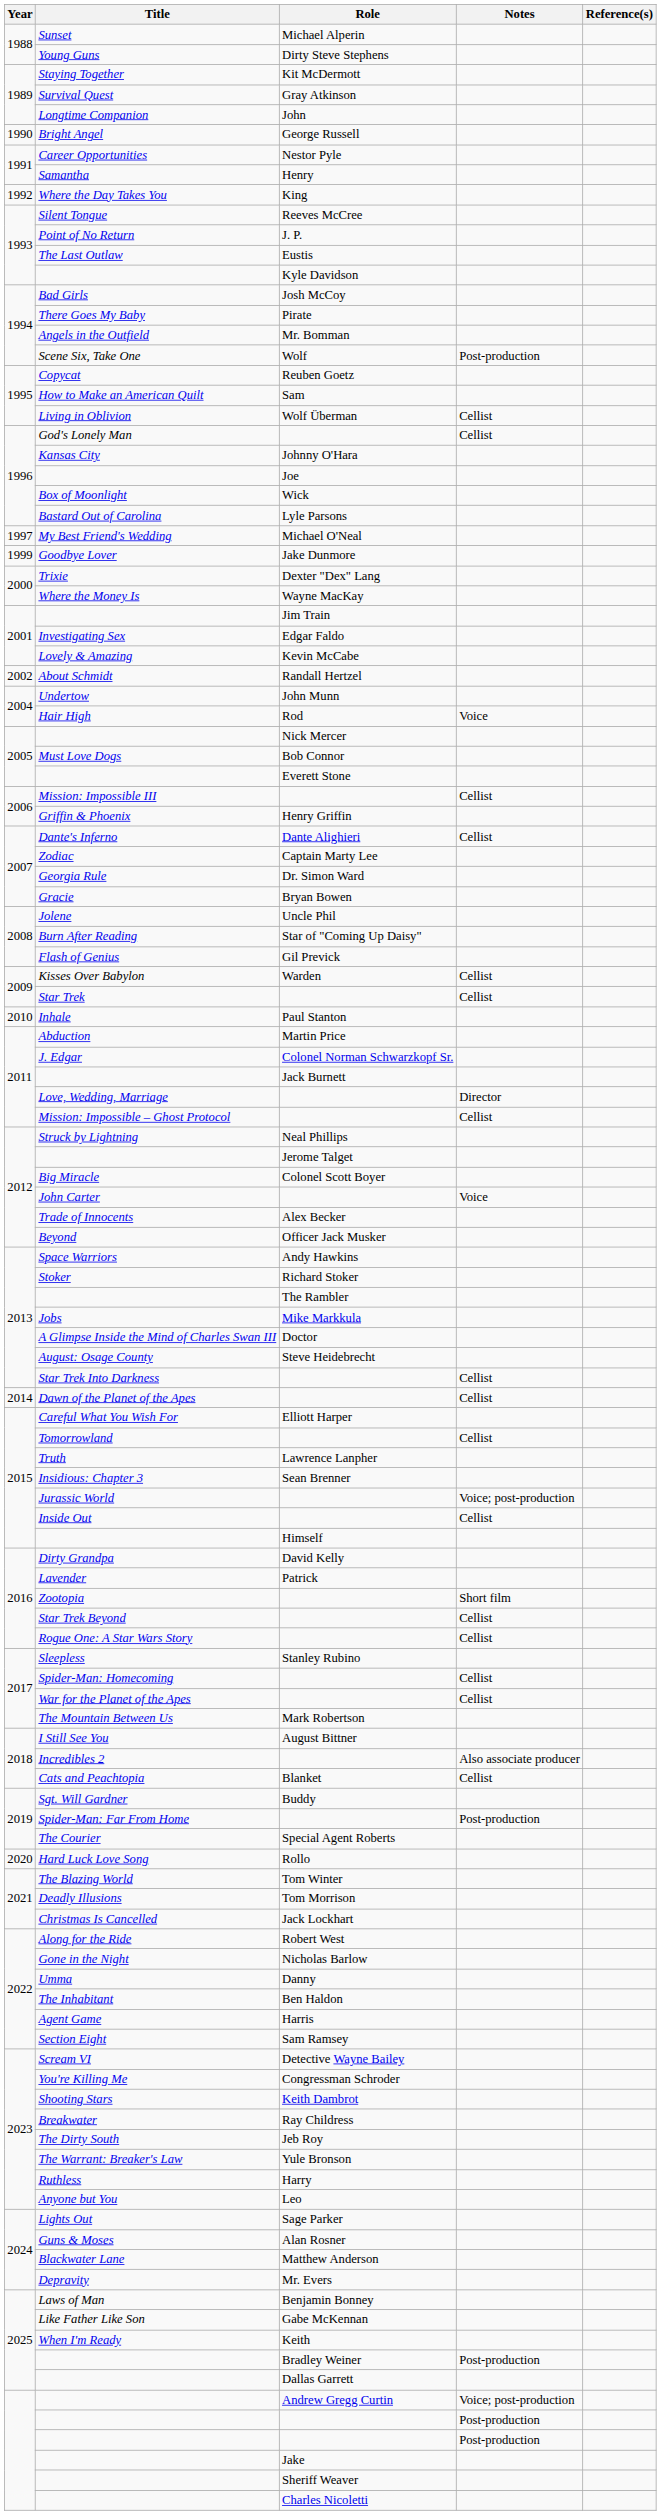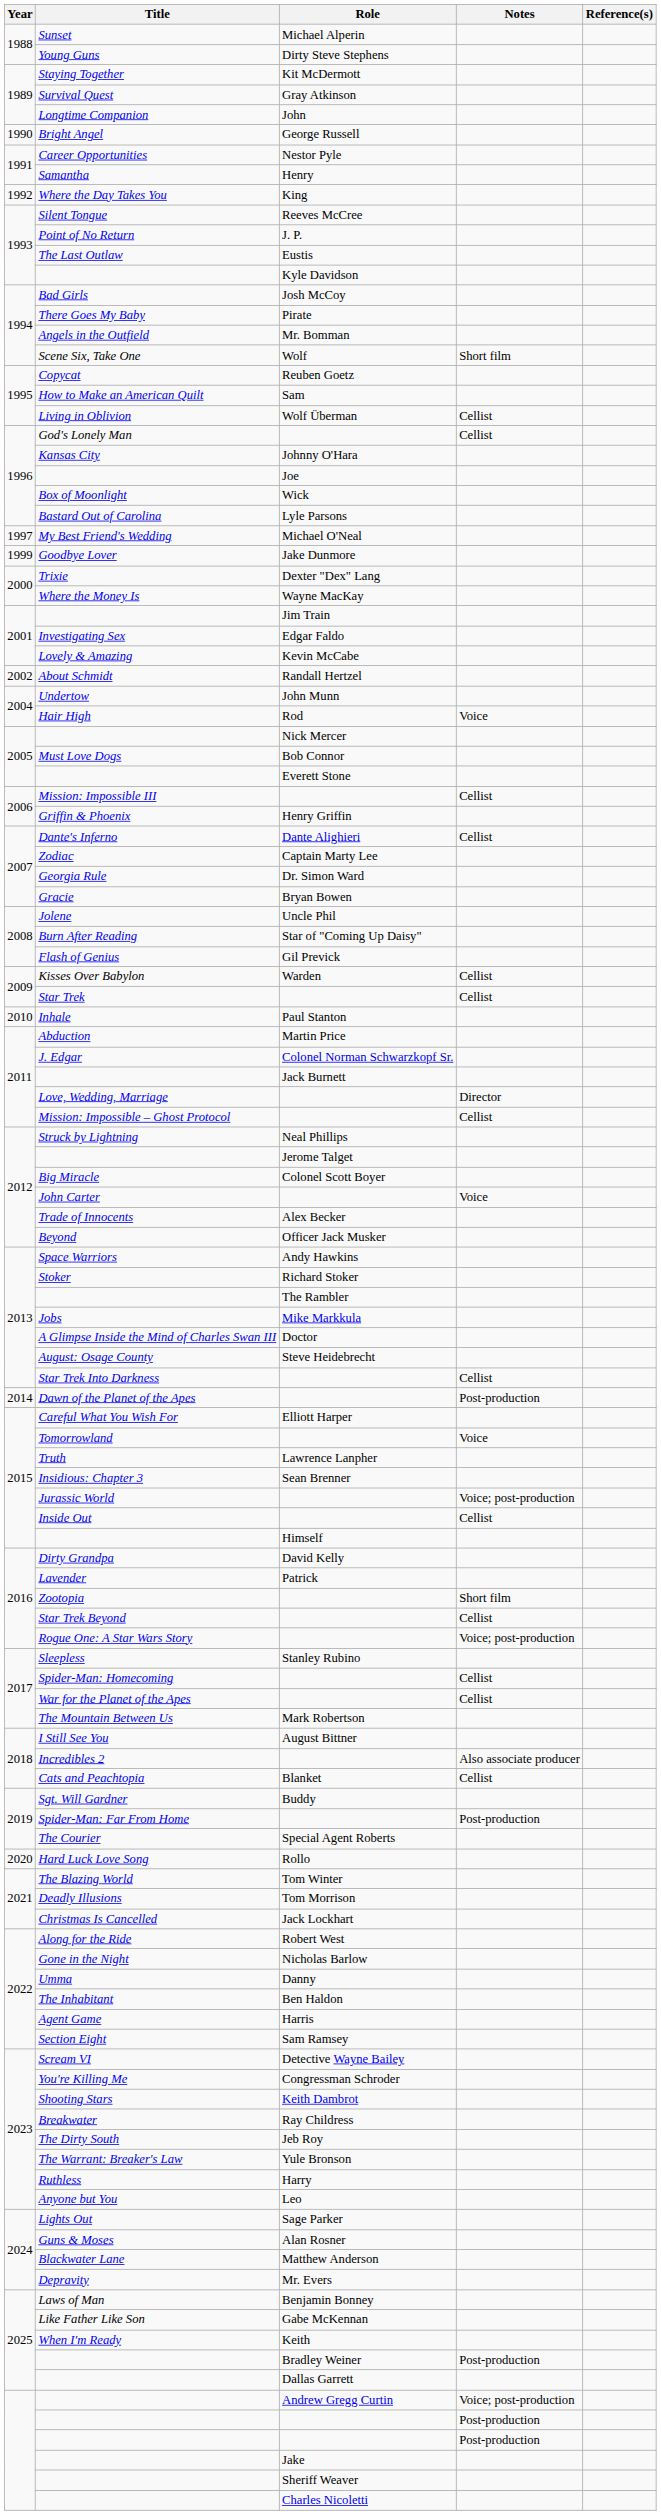(500, 355) Post-production -> (485, 355) Short film
(476, 1397) Cellist -> (500, 1397) Post-production
(476, 1437) Cellist -> (473, 1437) Voice
(476, 1638) Cellist -> (517, 1638) Voice; post-production
